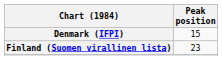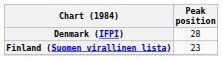(196, 34) 15 -> (196, 34) 28
